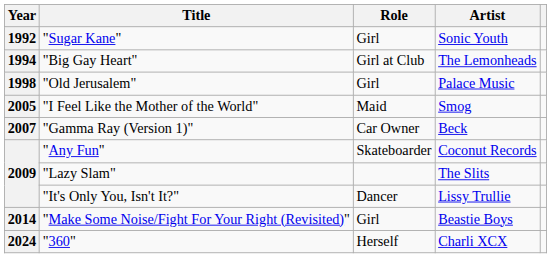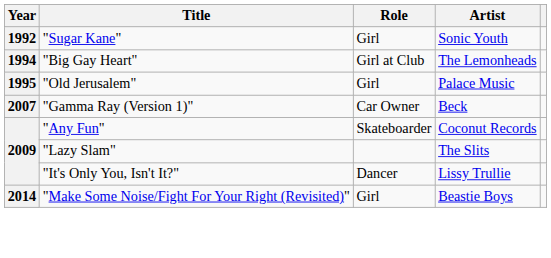(22, 83) 1998 -> (22, 83) 1995
- row: (151, 106)
- row: (59, 241)
